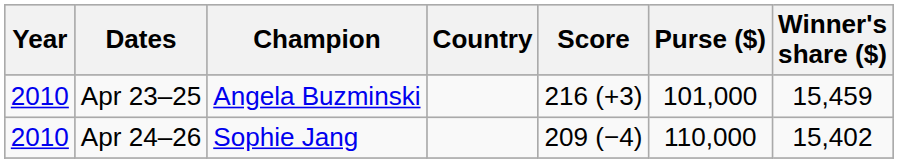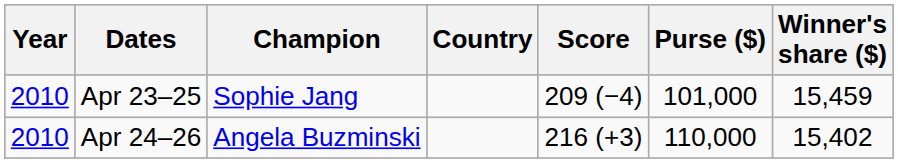(317, 95) Angela Buzminski -> (286, 95) Sophie Jang
(593, 95) 216 (+3) -> (593, 95) 209 (−4)
(286, 137) Sophie Jang -> (317, 137) Angela Buzminski
(593, 137) 209 (−4) -> (593, 137) 216 (+3)
